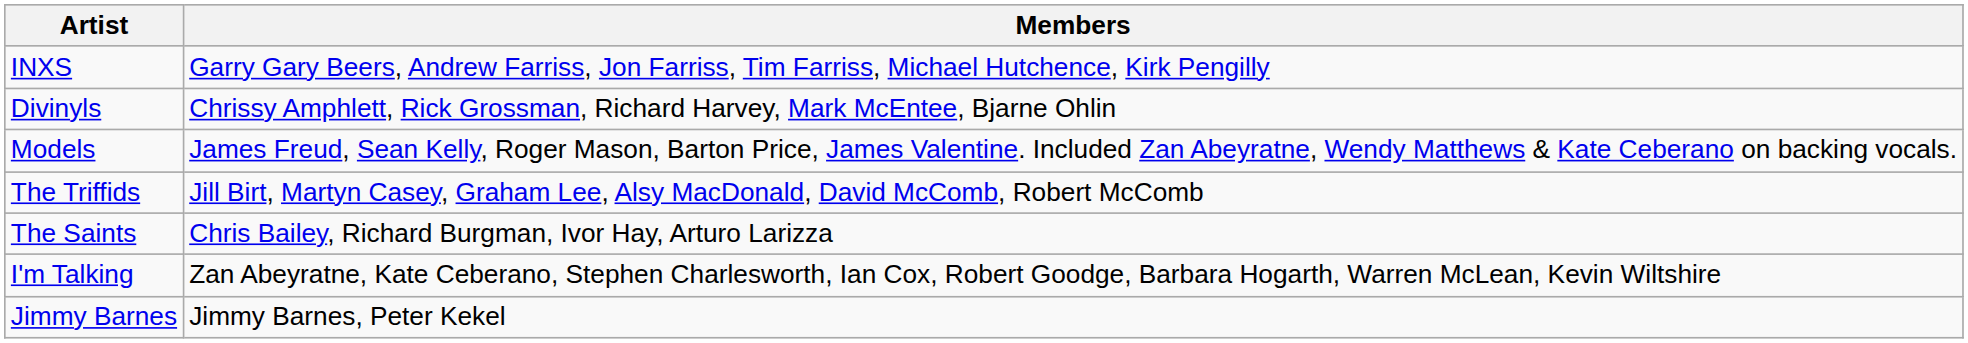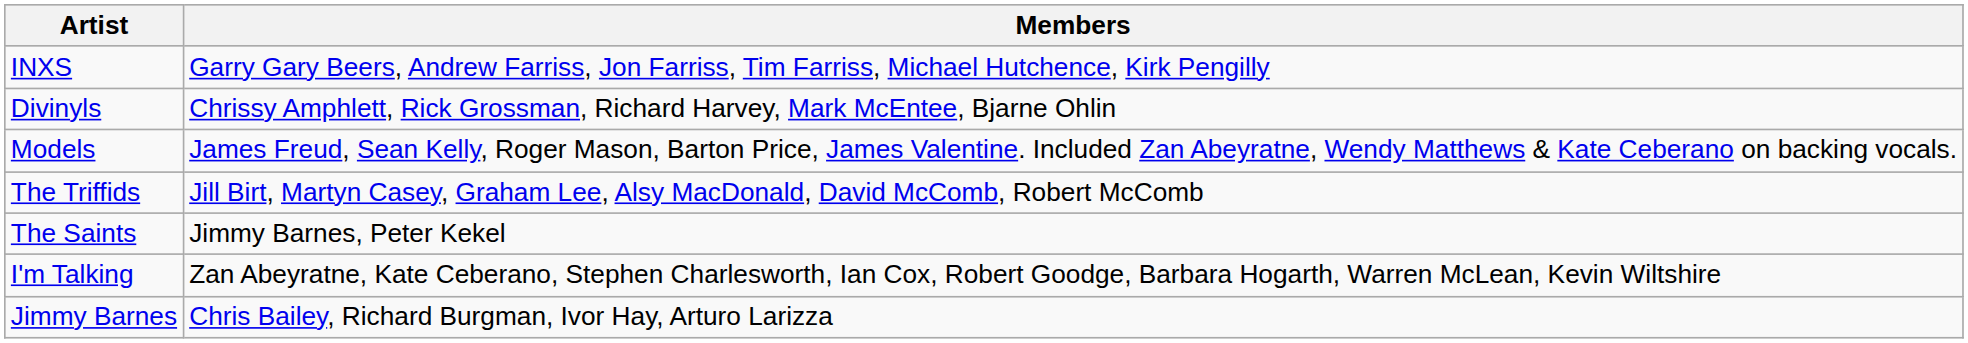(511, 233) Chris Bailey, Richard Burgman, Ivor Hay, Arturo Larizza -> (347, 233) Jimmy Barnes, Peter Kekel
(347, 316) Jimmy Barnes, Peter Kekel -> (511, 316) Chris Bailey, Richard Burgman, Ivor Hay, Arturo Larizza
